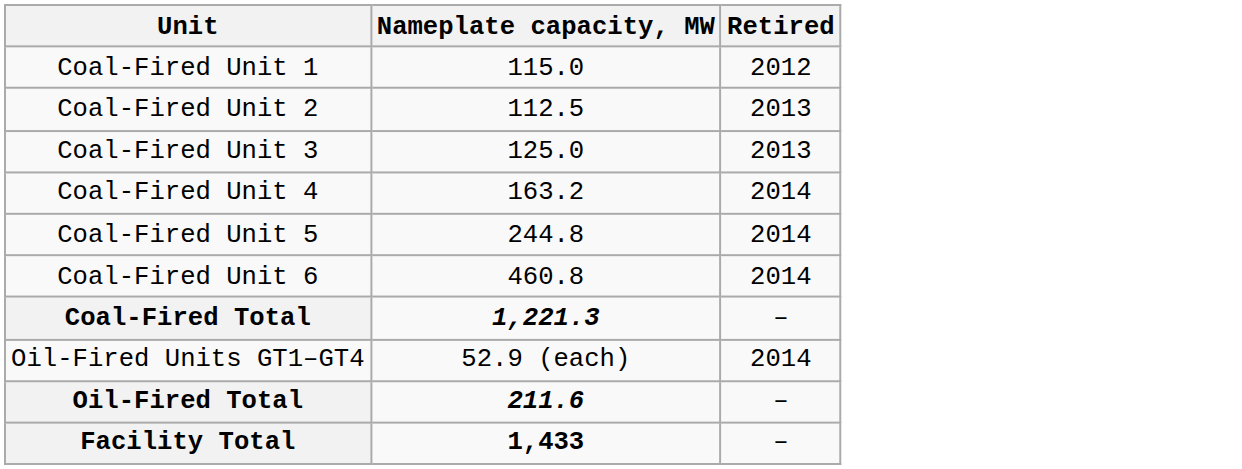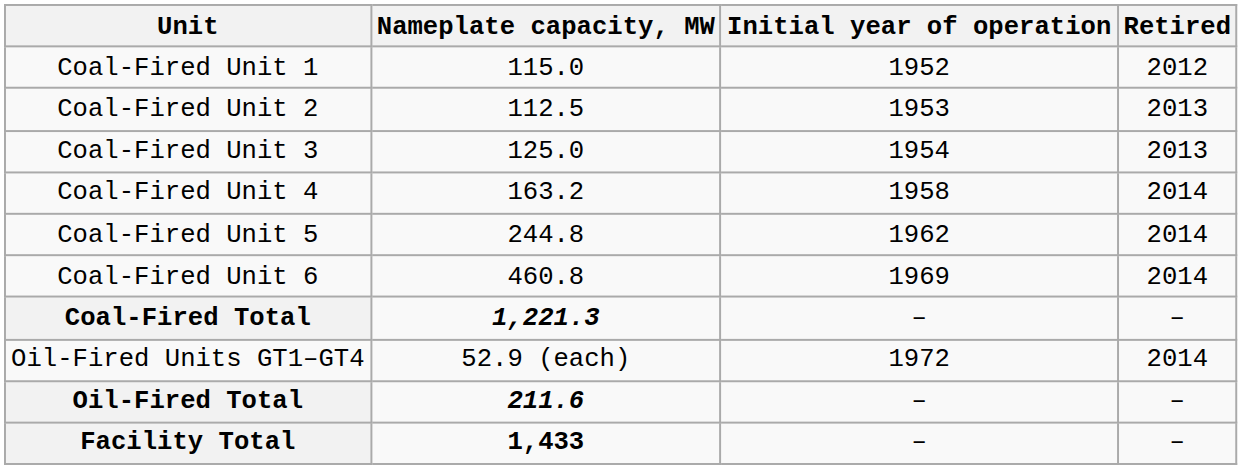+ column: (919, 26)
